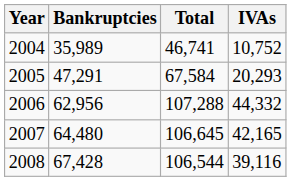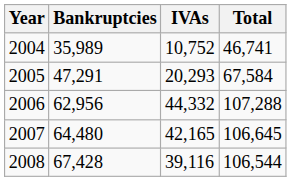columns swapped: (257, 18) <-> (194, 18)
